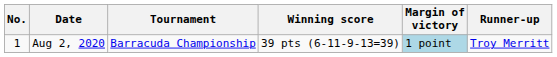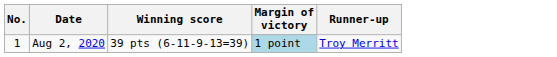- column: (183, 20)
